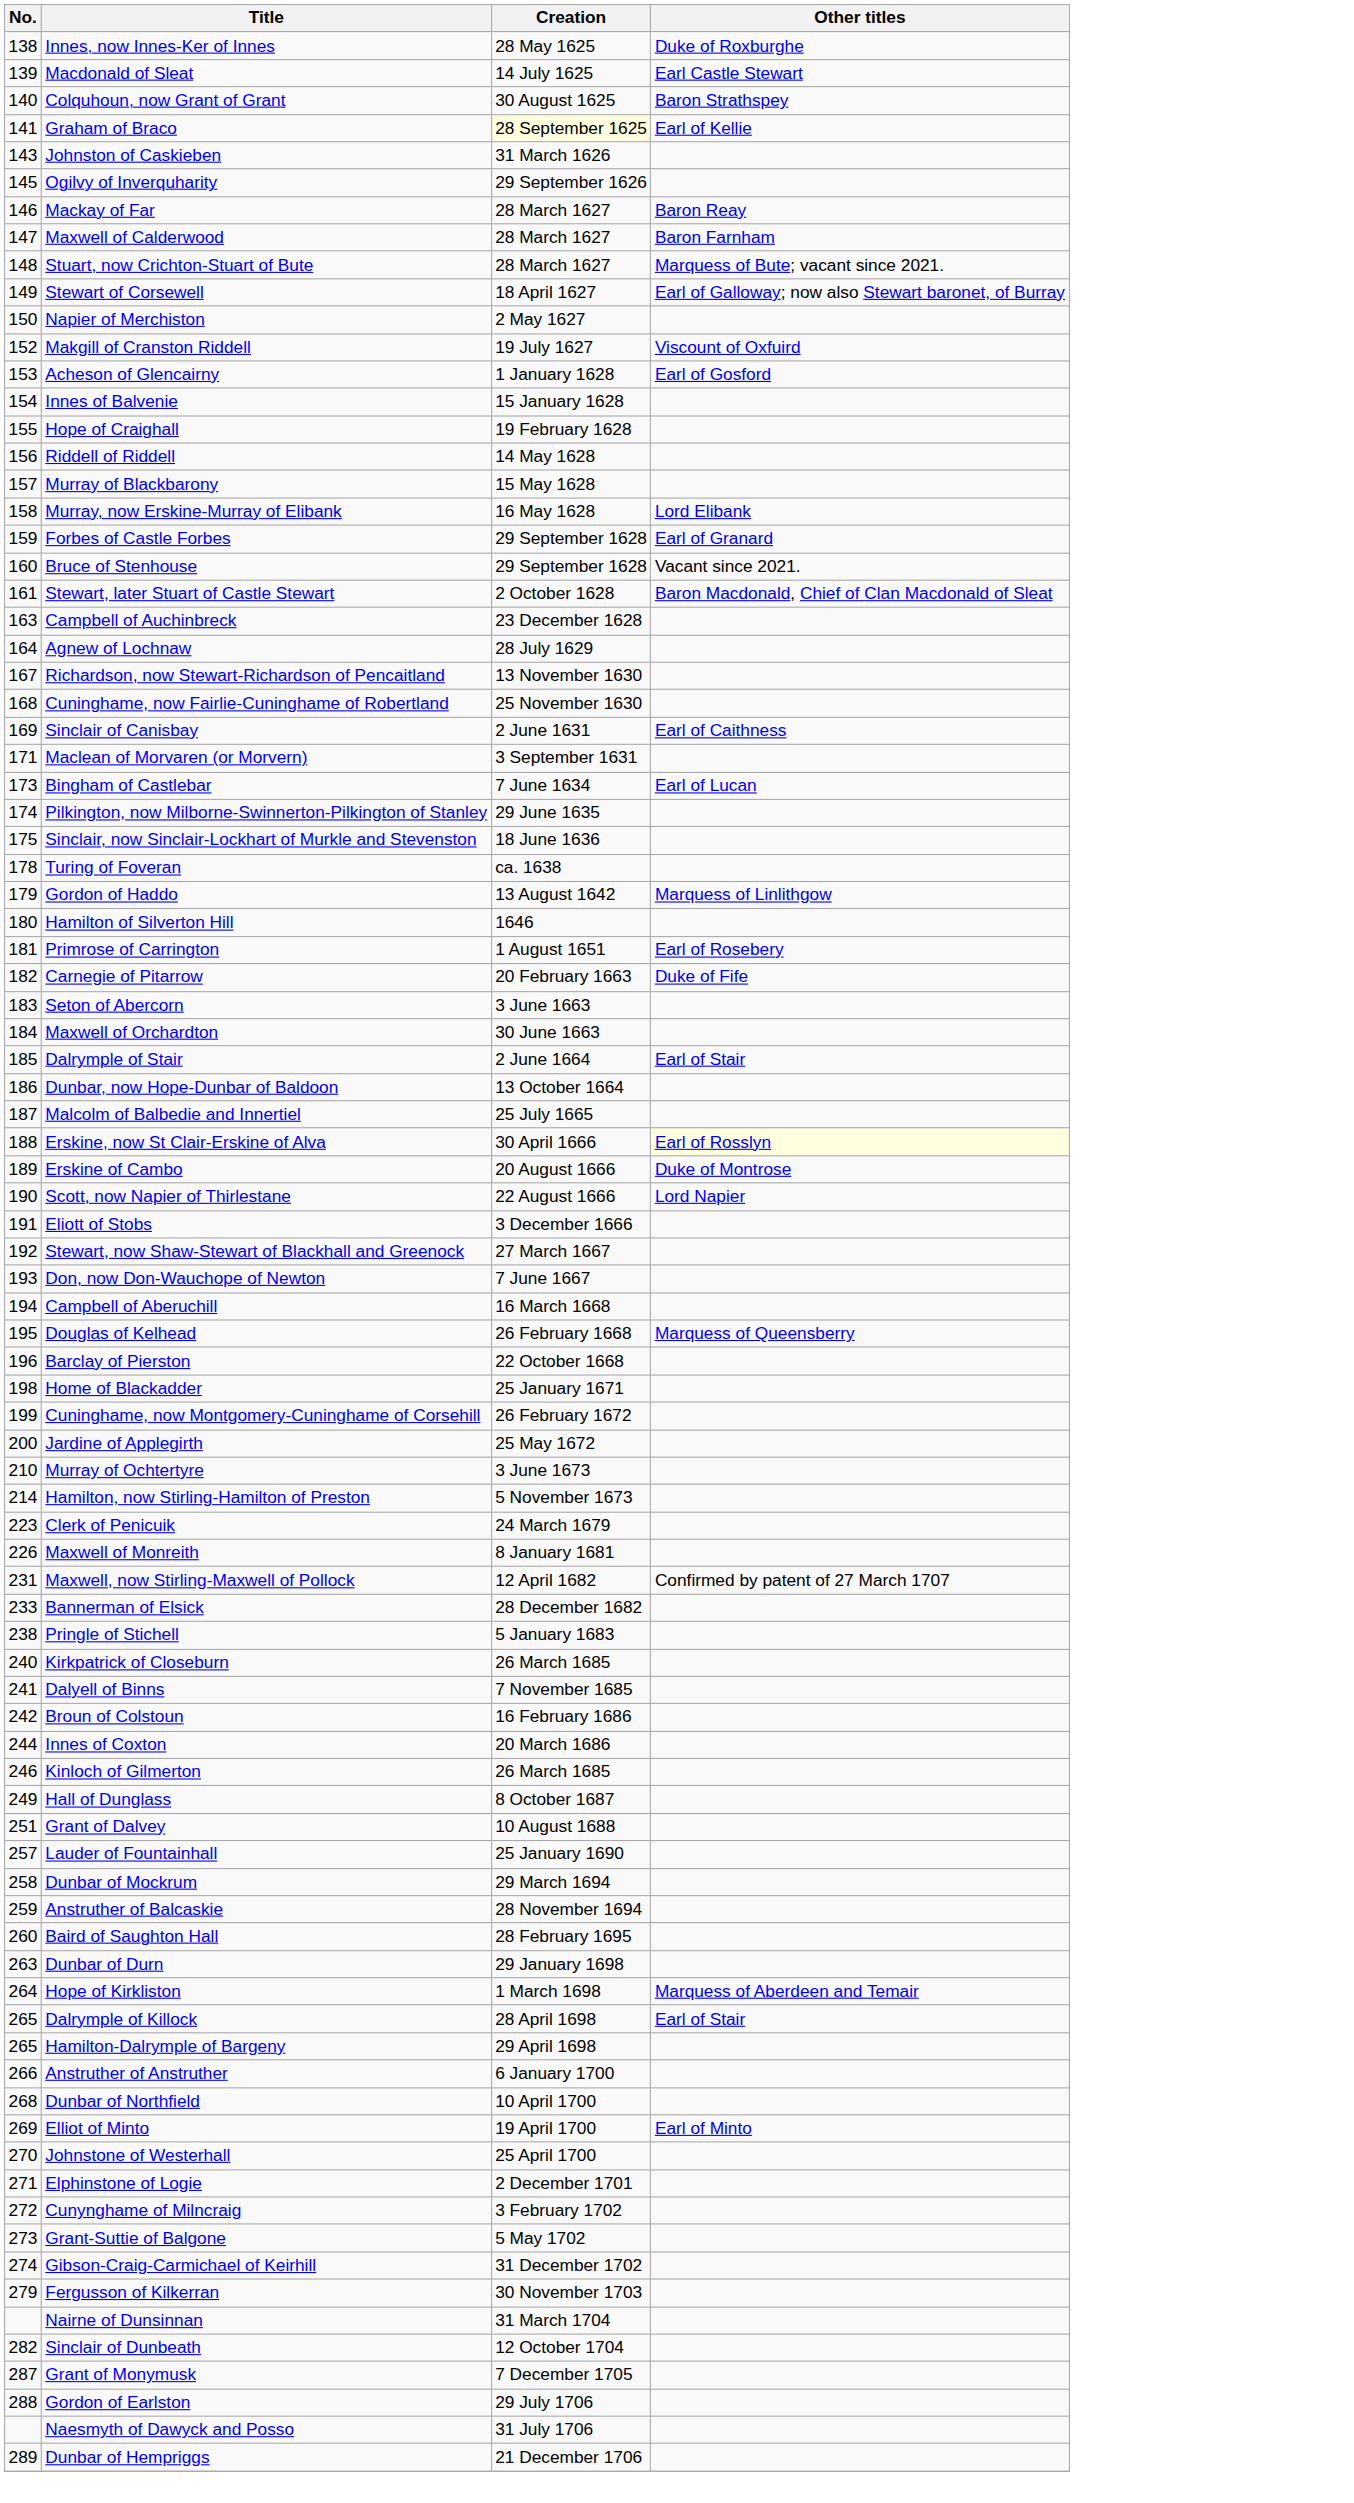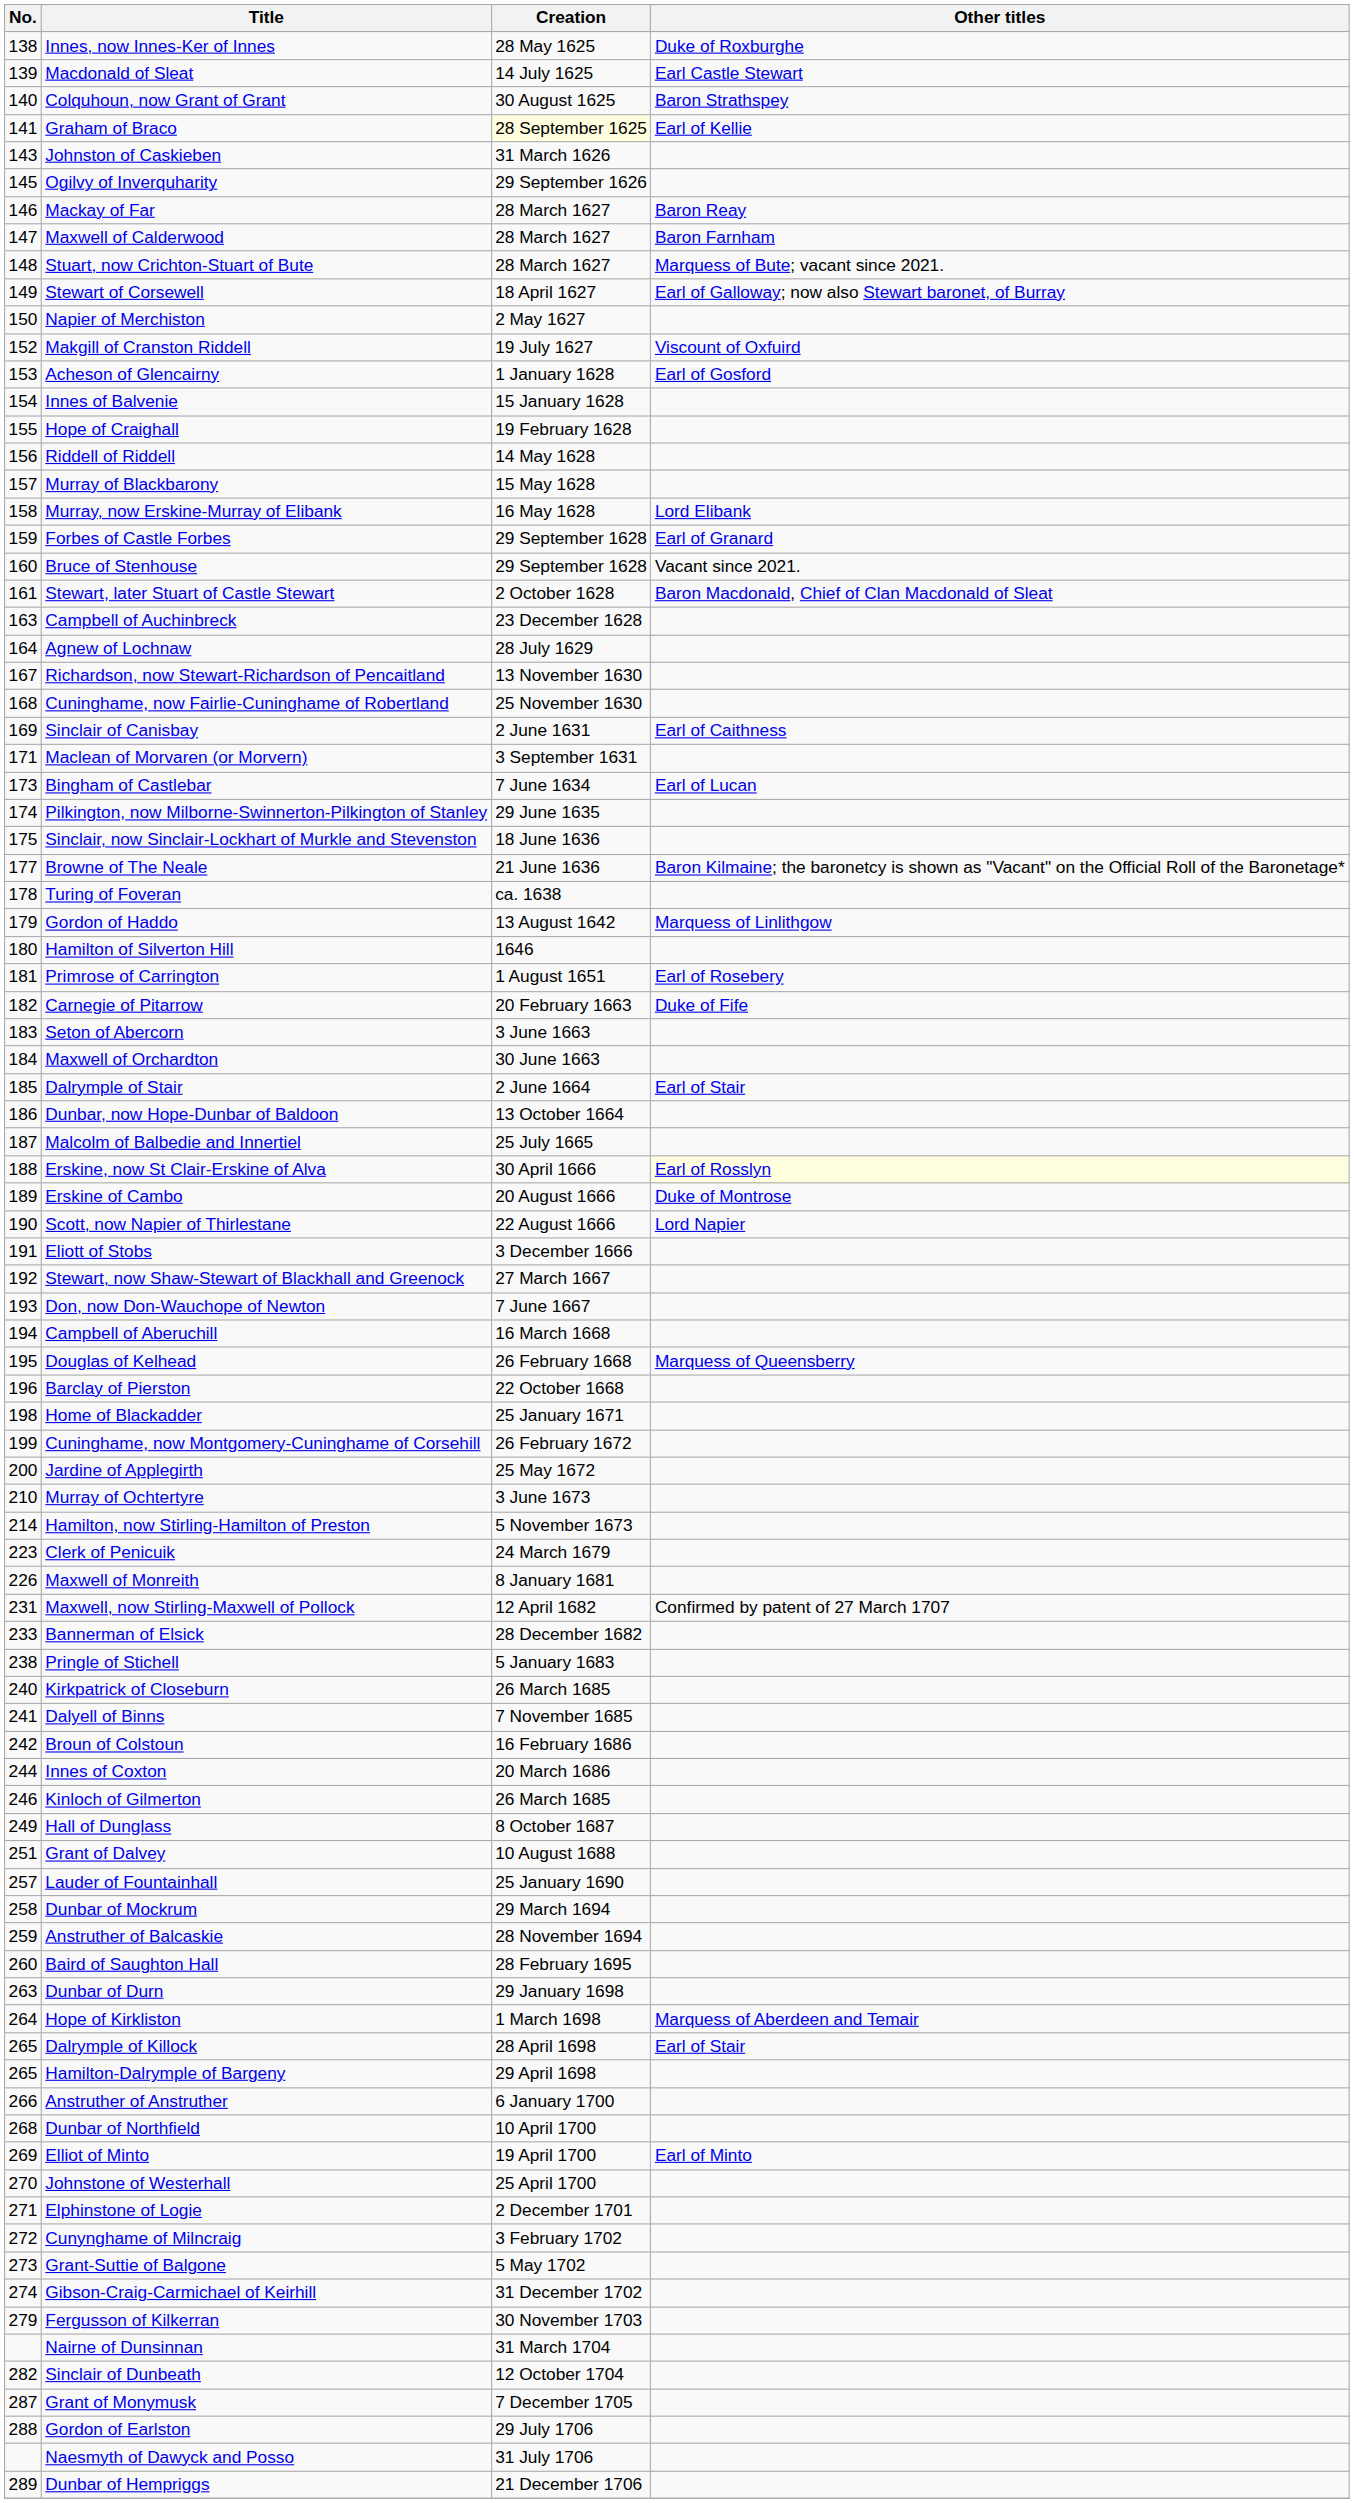+ row: (126, 867)
